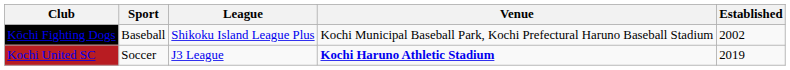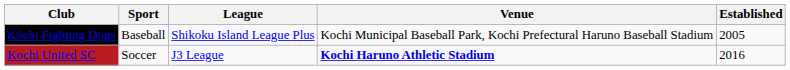(732, 34) 2002 -> (732, 34) 2005
(732, 55) 2019 -> (732, 55) 2016
